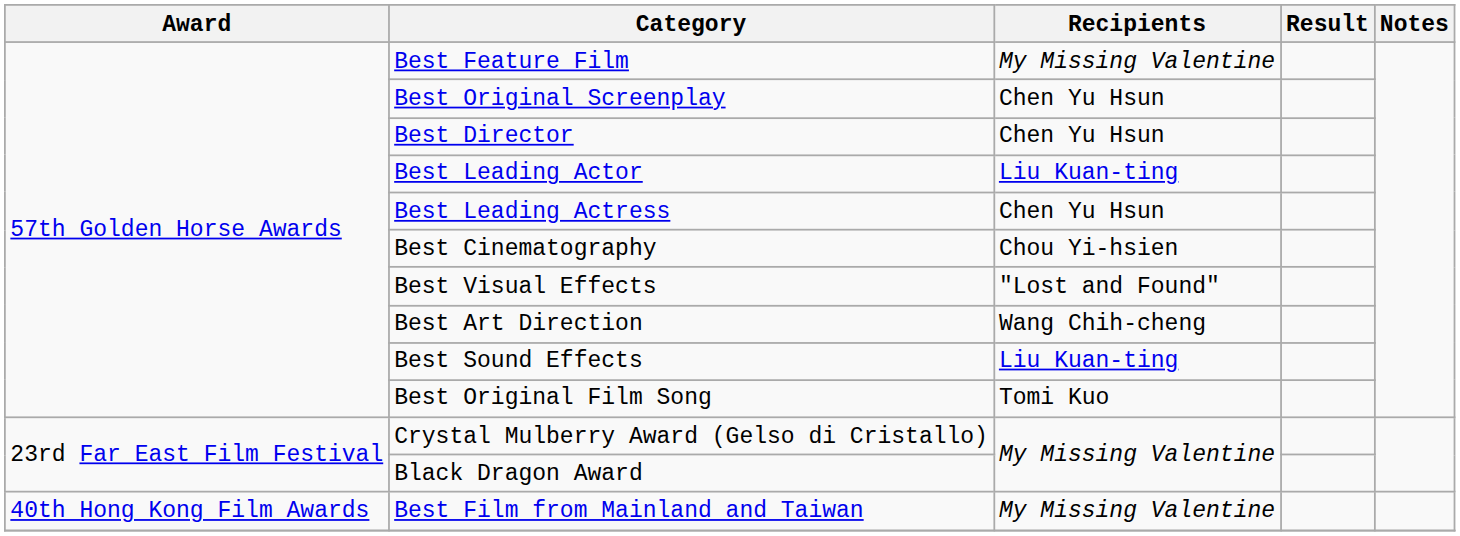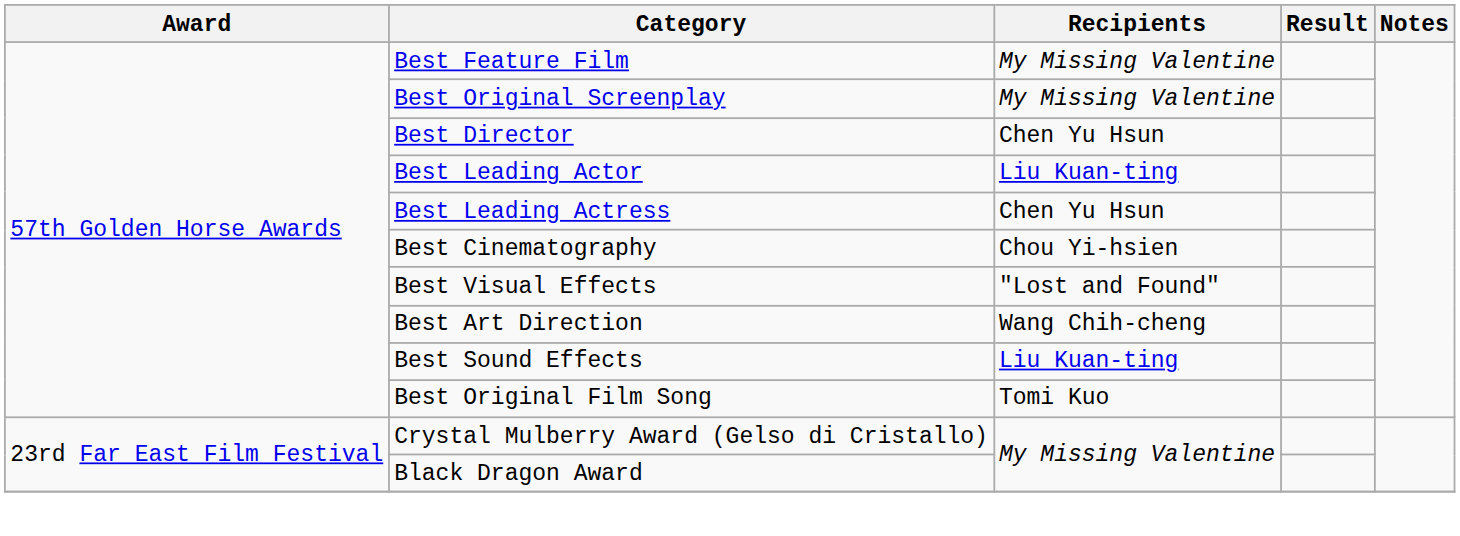(1082, 99) Chen Yu Hsun -> (1137, 99) My Missing Valentine
- row: (629, 511)
